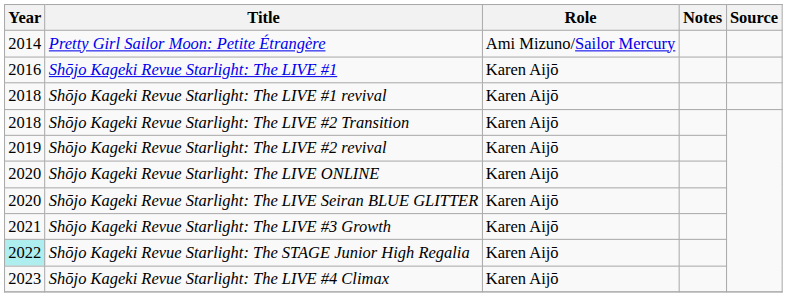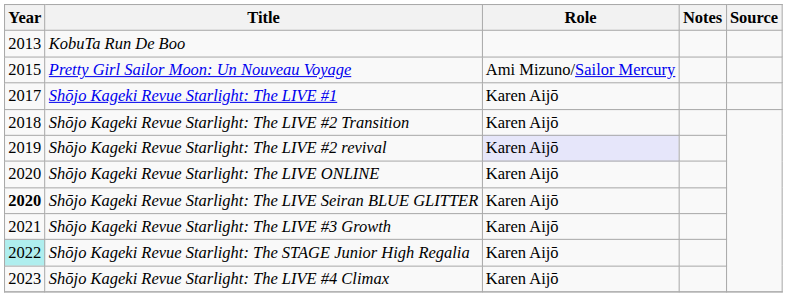+ row: (117, 43)
- row: (187, 43)
+ row: (200, 69)
(25, 69) 2016 -> (25, 95) 2017
- row: (218, 95)
(522, 148) no background -> (522, 148) lavender background
(25, 200) normal -> (25, 200) bold
